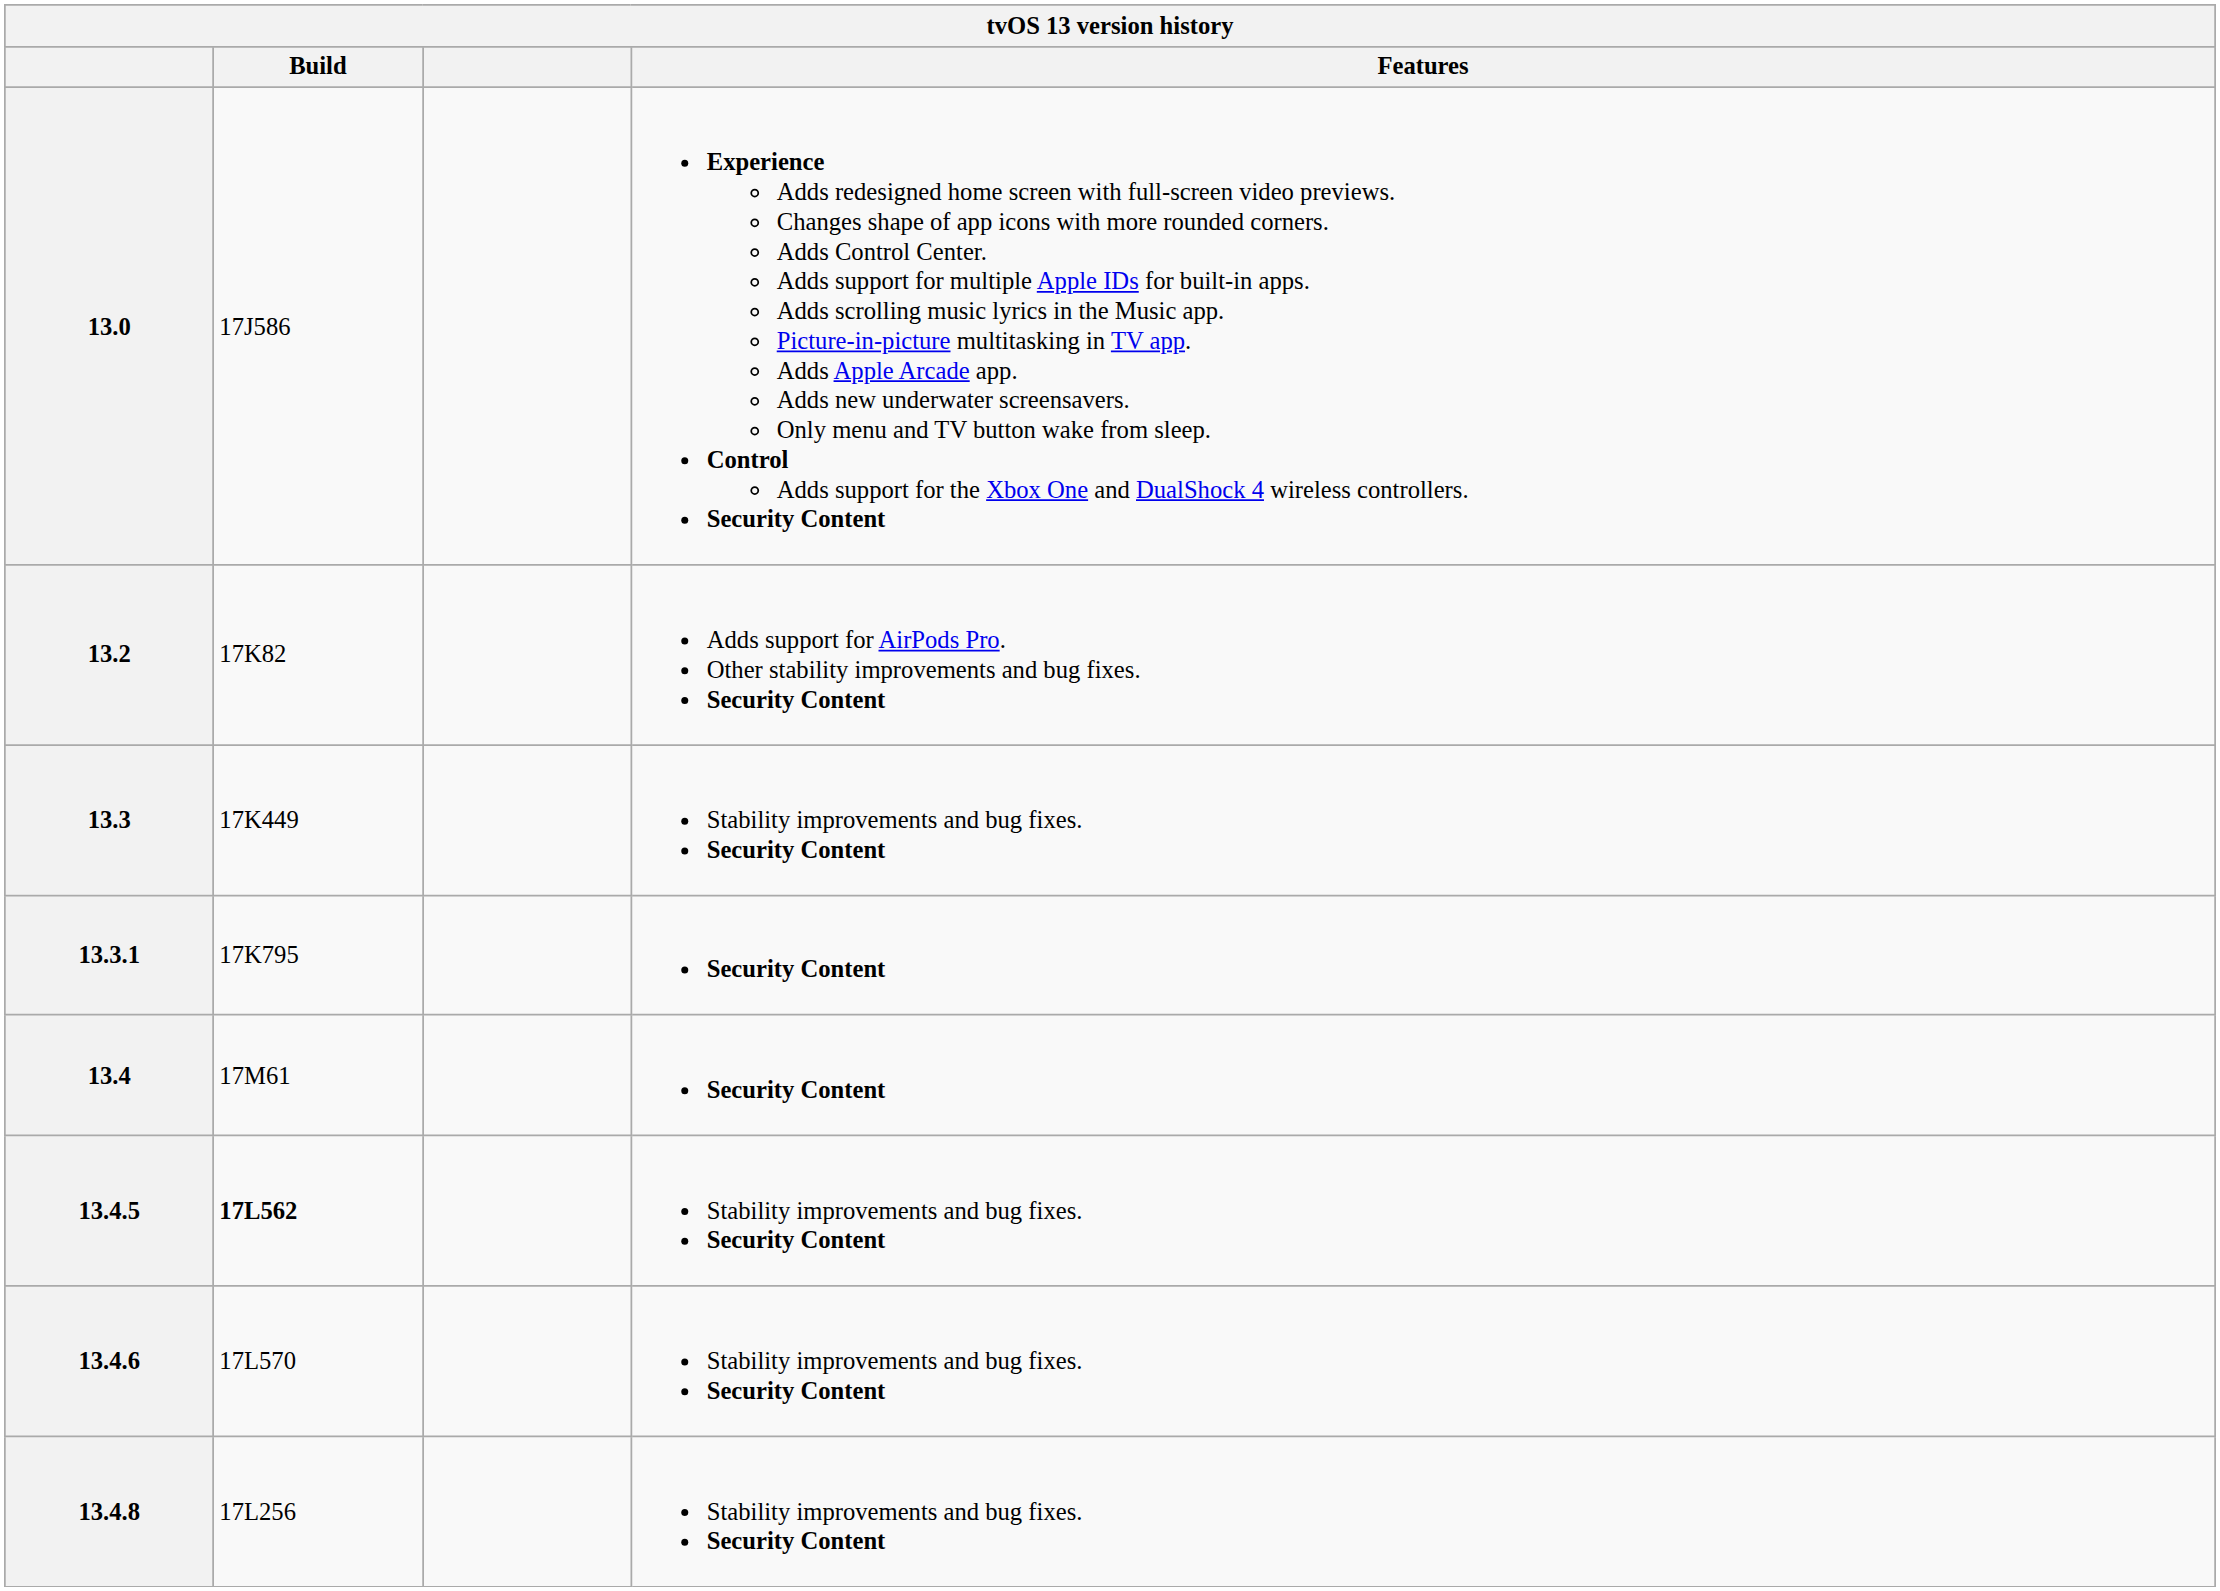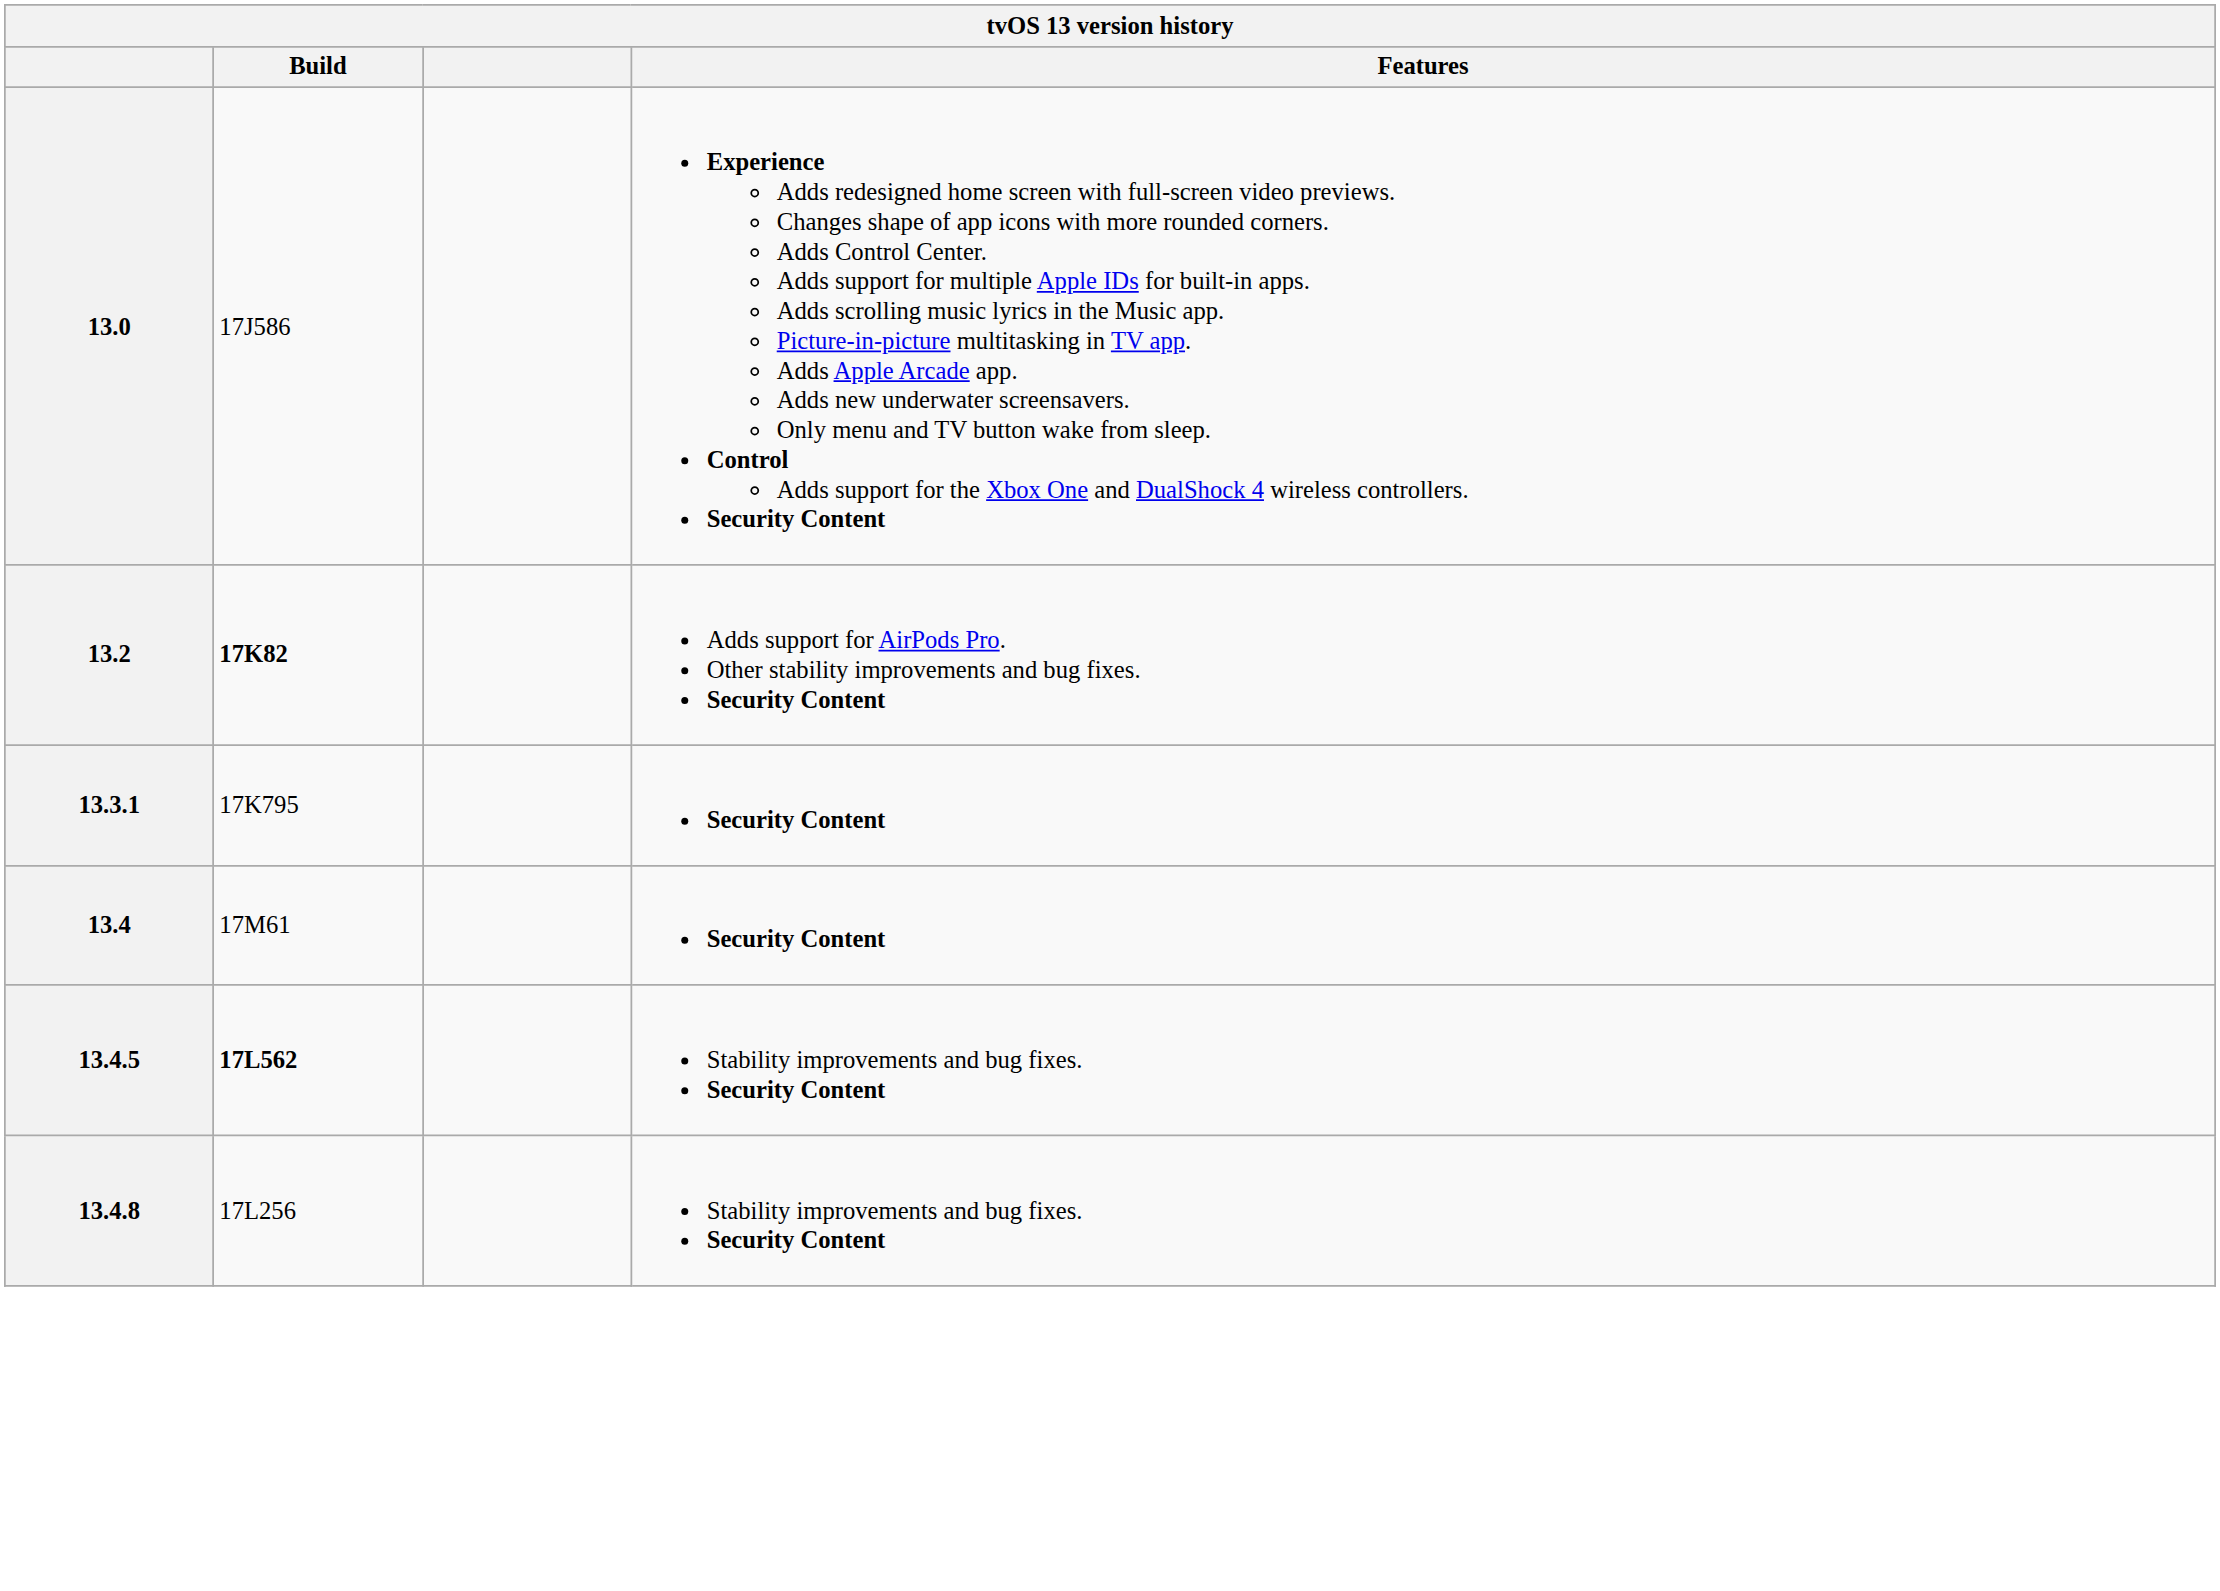(253, 654) normal -> (254, 654) bold
- row: (109, 819)
- row: (109, 1360)
